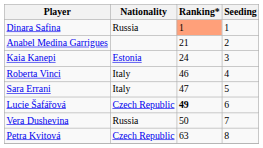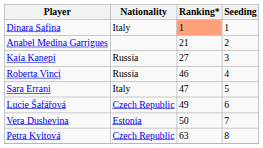(125, 27) Russia -> (121, 27) Italy
(127, 58) Estonia -> (125, 58) Russia
(184, 58) 24 -> (184, 58) 27
(121, 74) Italy -> (125, 74) Russia
(184, 105) bold -> (184, 105) normal
(125, 120) Russia -> (127, 120) Estonia
